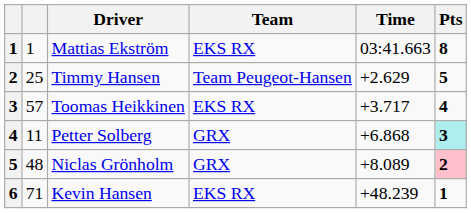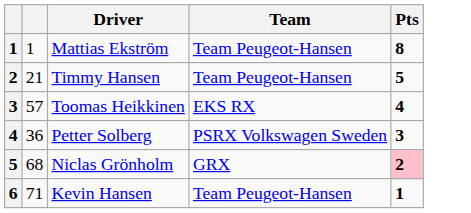- column: (395, 19)
(224, 48) EKS RX -> (272, 48) Team Peugeot-Hansen
(34, 77) 25 -> (34, 77) 21
(34, 135) 11 -> (34, 135) 36
(212, 135) GRX -> (290, 135) PSRX Volkswagen Sweden
(444, 135) paleturquoise background -> (400, 135) no background
(34, 164) 48 -> (34, 164) 68
(224, 193) EKS RX -> (272, 193) Team Peugeot-Hansen
